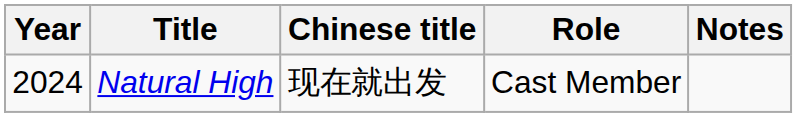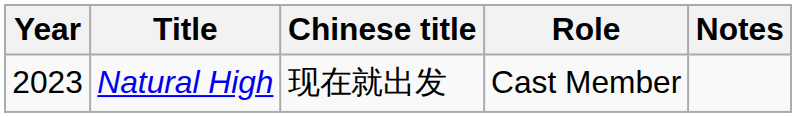(48, 82) 2024 -> (48, 82) 2023
